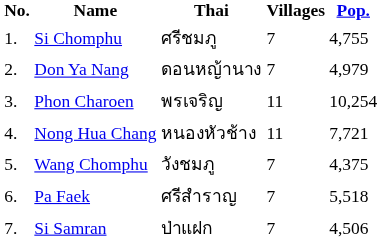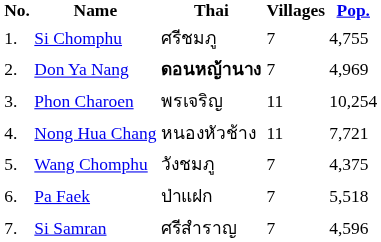(211, 69) normal -> (211, 69) bold
(349, 69) 4,979 -> (349, 69) 4,969
(199, 196) ศรีสำราญ -> (187, 196) ป่าแฝก
(187, 228) ป่าแฝก -> (199, 228) ศรีสำราญ
(349, 227) 4,506 -> (349, 227) 4,596
